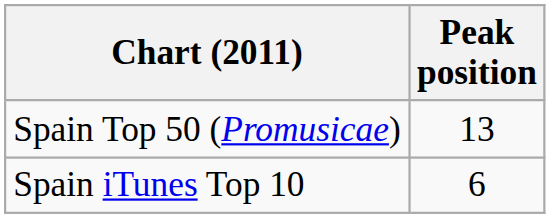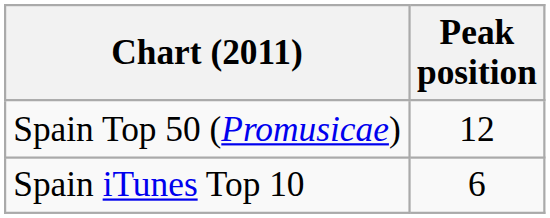(477, 128) 13 -> (477, 128) 12
